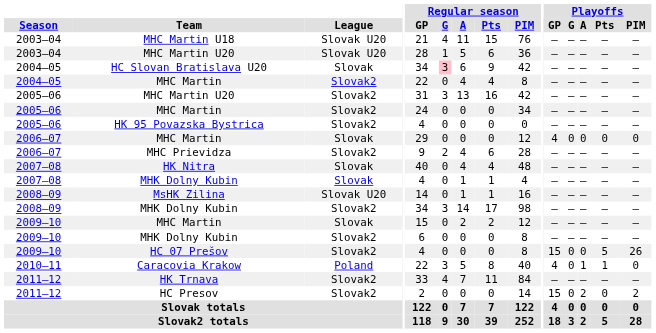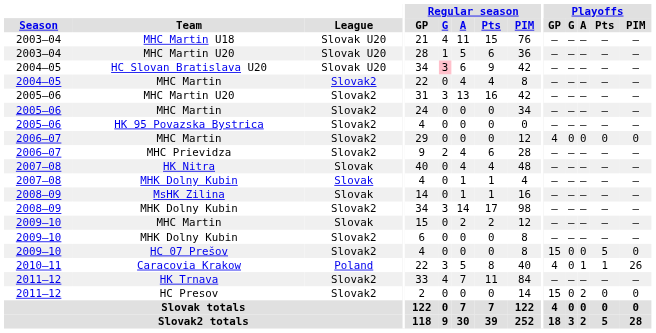(354, 67) Slovak -> (354, 67) Slovak U20
(354, 138) Slovak -> (354, 138) Slovak2
(354, 194) Slovak U20 -> (354, 194) Slovak
(636, 251) 26 -> (636, 251) 0
(636, 265) 0 -> (636, 265) 26
(636, 293) 2 -> (636, 293) 0
